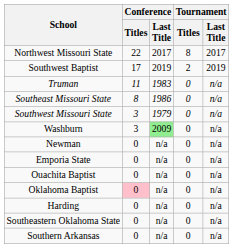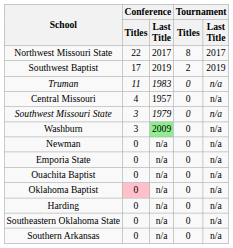- row: (63, 99)
+ row: (63, 99)
